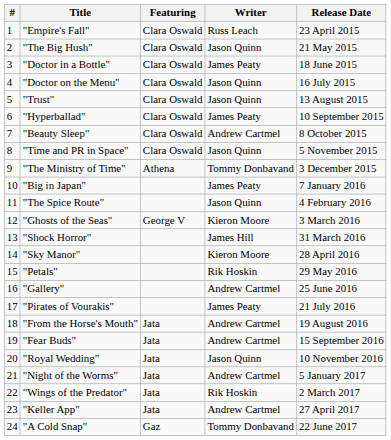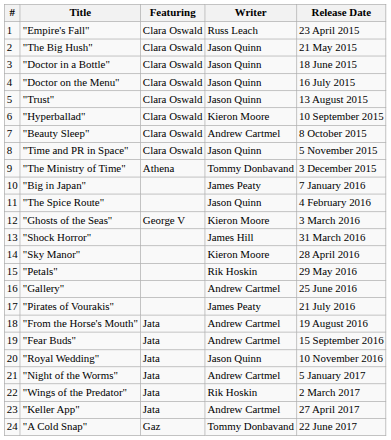(234, 64) James Peaty -> (234, 64) Jason Quinn
(234, 116) James Peaty -> (238, 116) Kieron Moore
